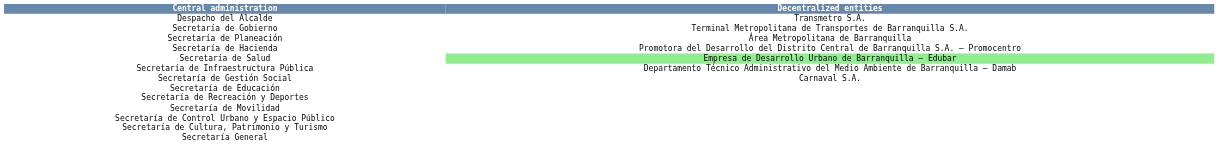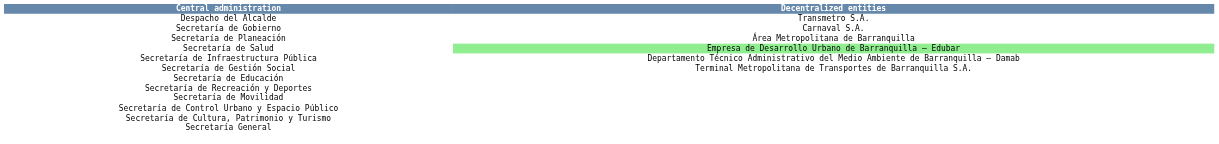(830, 28) Terminal Metropolitana de Transportes de Barranquilla S.A. -> (834, 28) Carnaval S.A.
- row: (225, 48)
(830, 78) Carnaval S.A. -> (834, 68) Terminal Metropolitana de Transportes de Barranquilla S.A.
